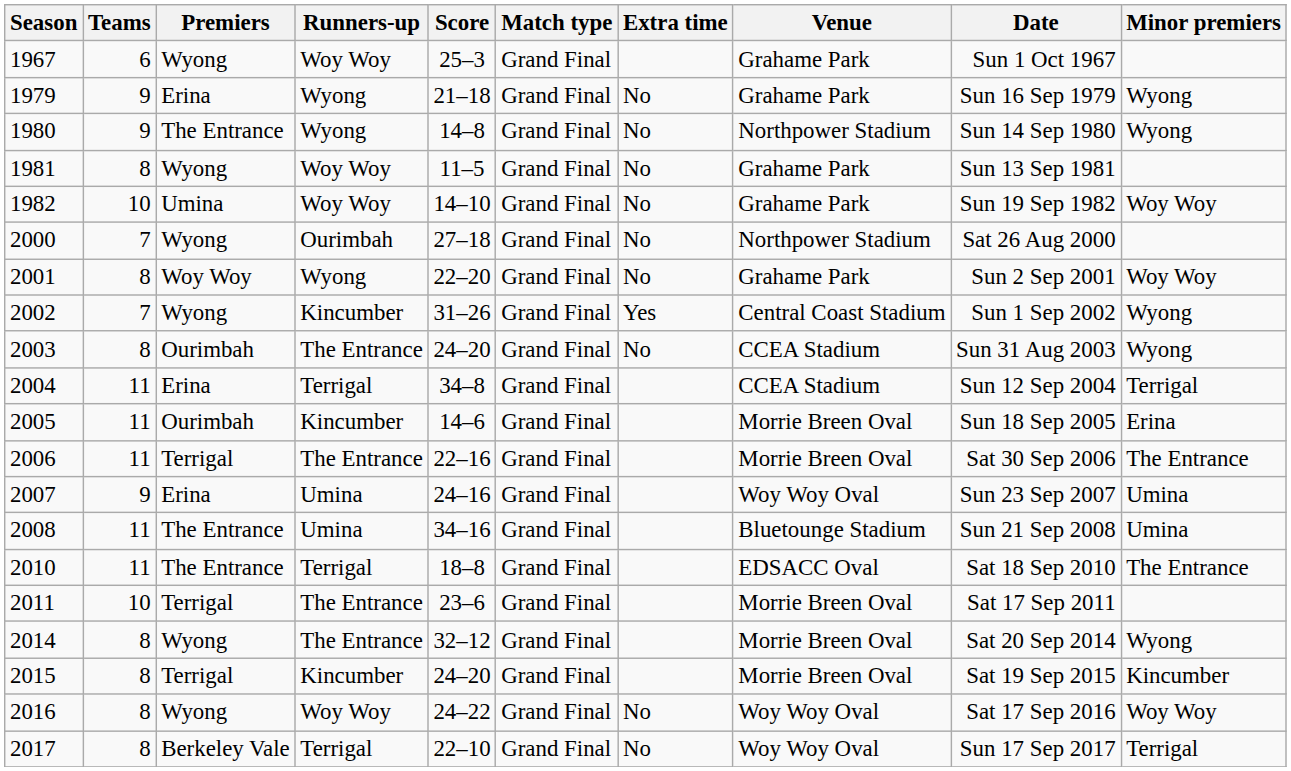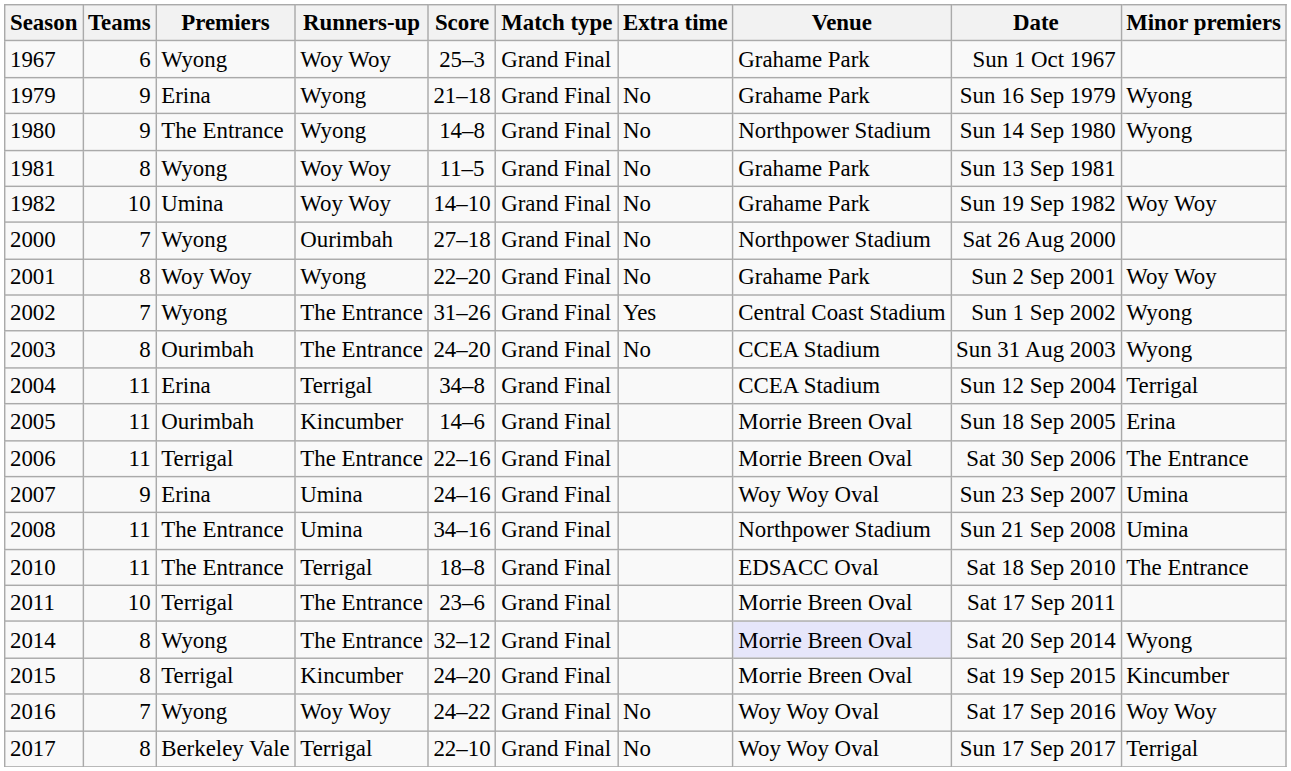(352, 312) Kincumber -> (362, 312) The Entrance
(832, 530) Bluetounge Stadium -> (835, 530) Northpower Stadium
(825, 639) no background -> (825, 639) lavender background
(145, 712) 8 -> (145, 712) 7
